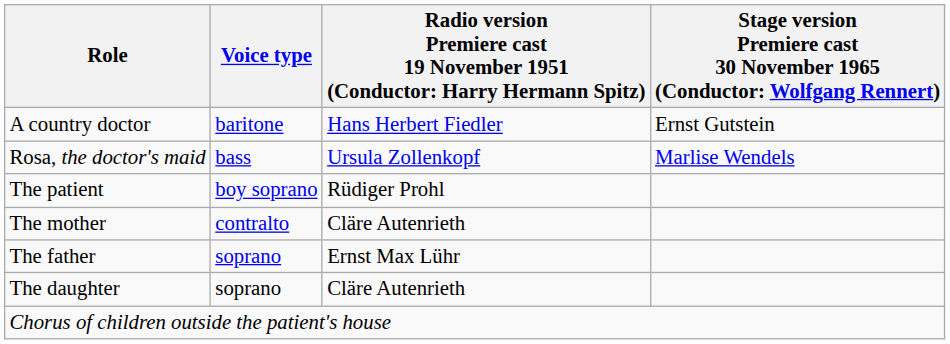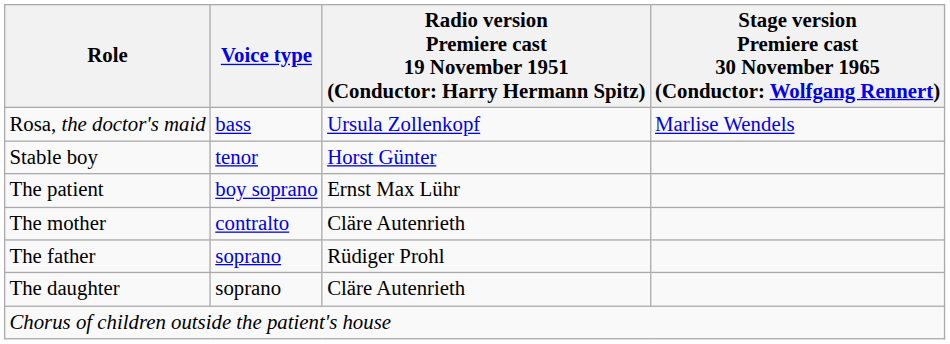- row: (80, 124)
+ row: (54, 157)
(386, 190) Rüdiger Prohl -> (394, 190) Ernst Max Lühr
(394, 256) Ernst Max Lühr -> (386, 256) Rüdiger Prohl
